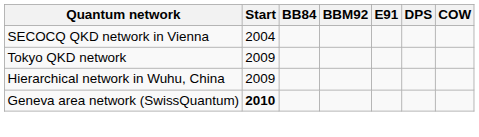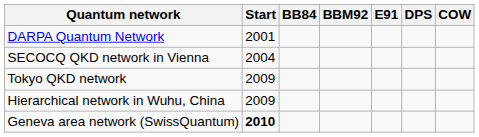+ row: (86, 36)
